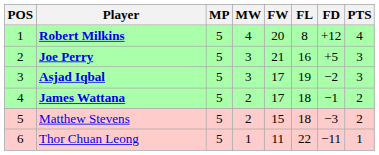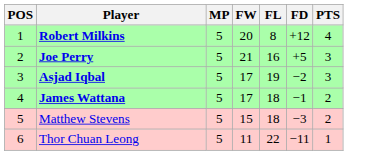- column: (248, 14)
